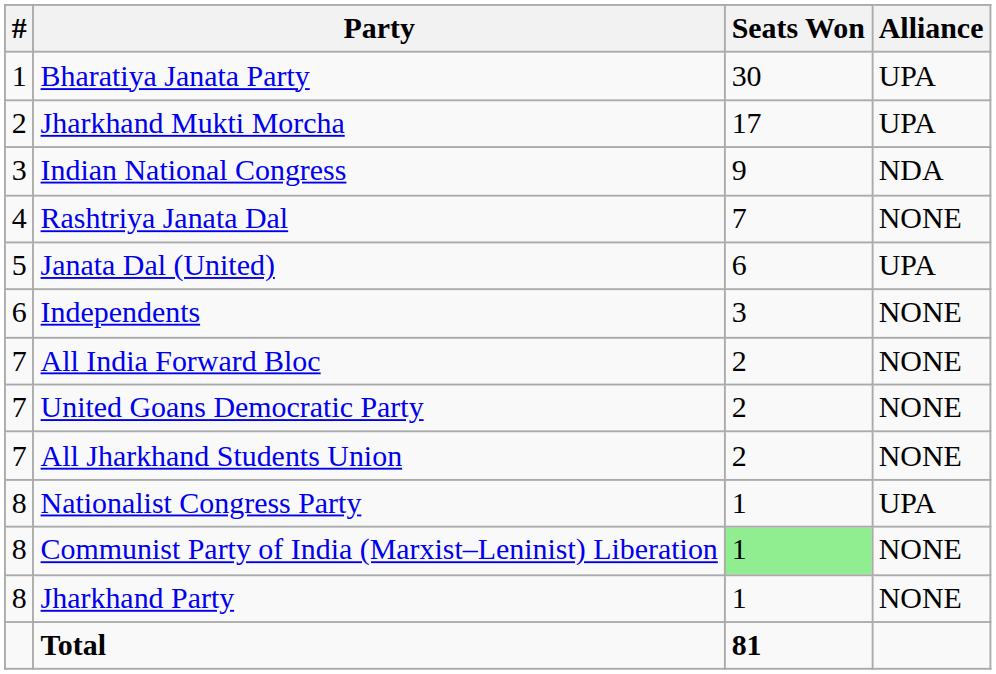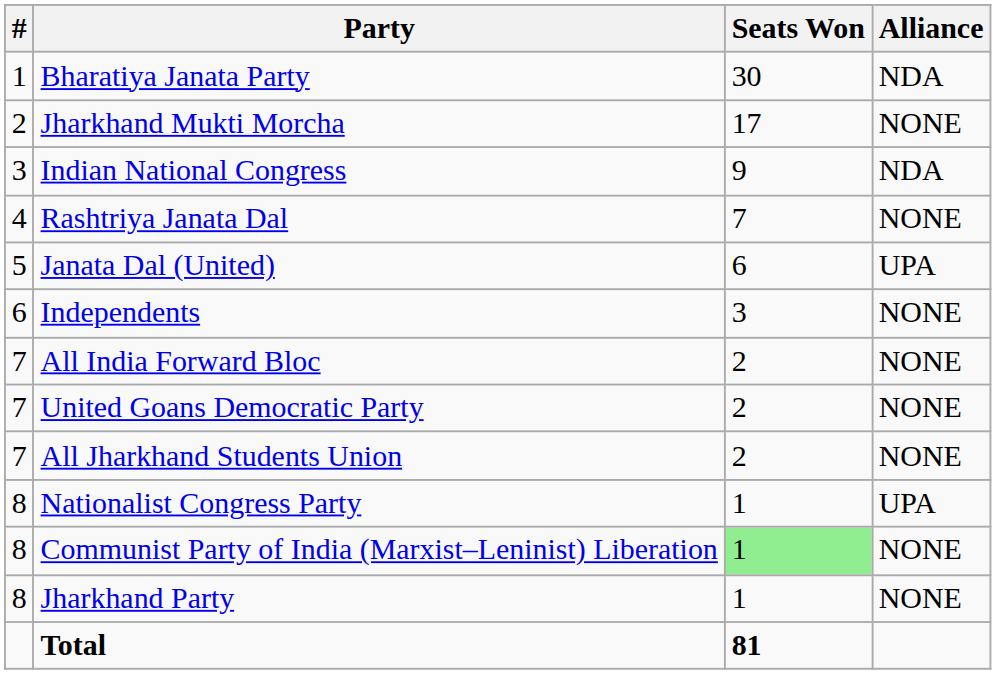(907, 75) UPA -> (911, 75) NDA
(907, 123) UPA -> (920, 123) NONE
